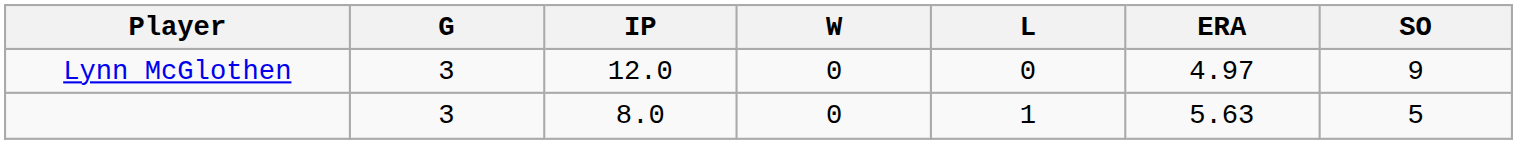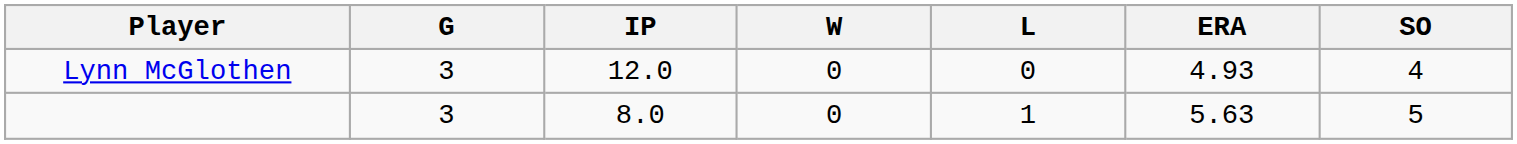(1222, 71) 4.97 -> (1222, 71) 4.93
(1416, 71) 9 -> (1416, 71) 4
